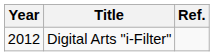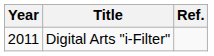(24, 39) 2012 -> (23, 39) 2011
